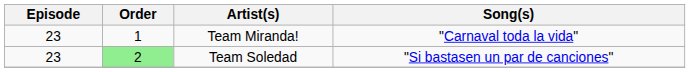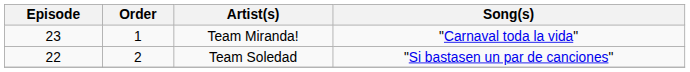(53, 57) 23 -> (53, 57) 22
(138, 57) lightgreen background -> (138, 57) no background
